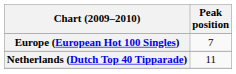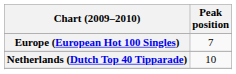(211, 59) 11 -> (211, 59) 10
